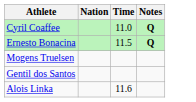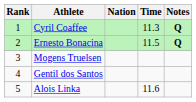+ column: (18, 12)
(124, 27) 11.0 -> (151, 27) 11.3
